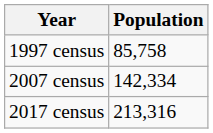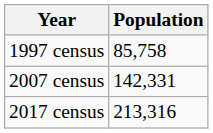(145, 81) 142,334 -> (145, 81) 142,331
